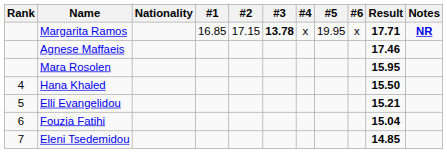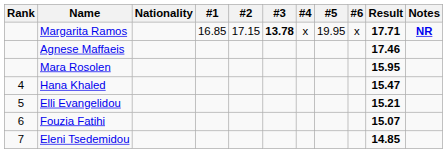(386, 85) 15.50 -> (386, 85) 15.47
(386, 121) 15.04 -> (386, 121) 15.07
